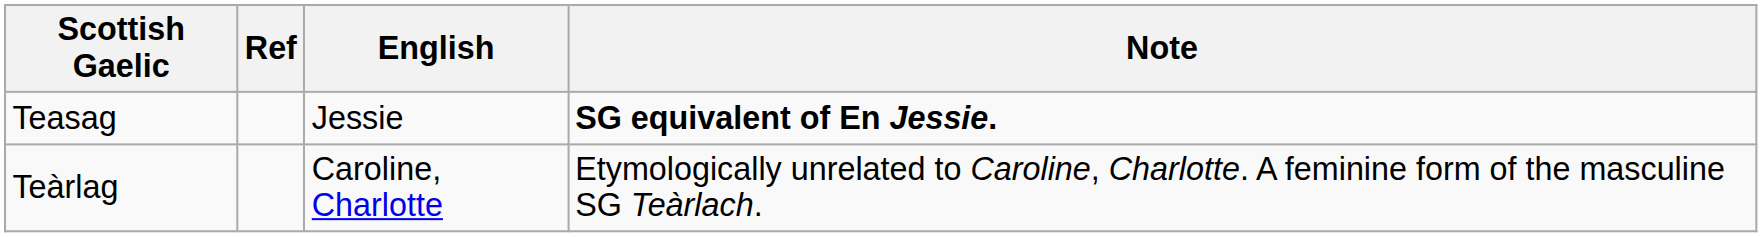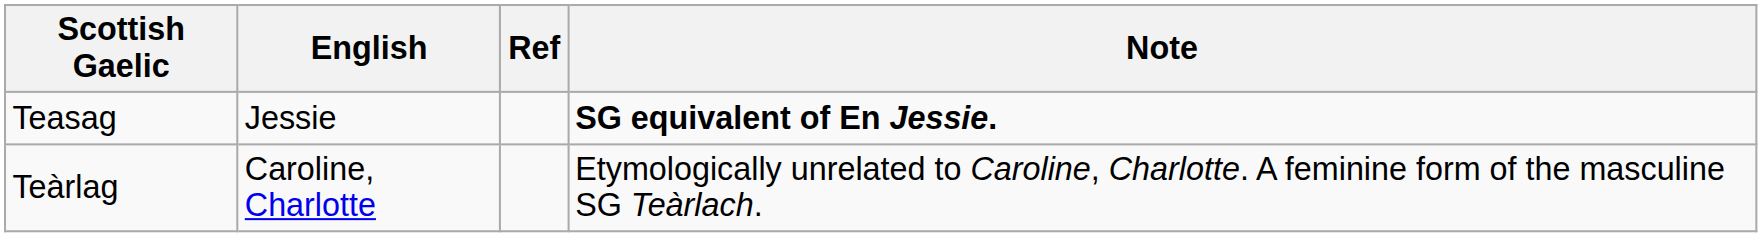columns swapped: (436, 48) <-> (271, 48)
